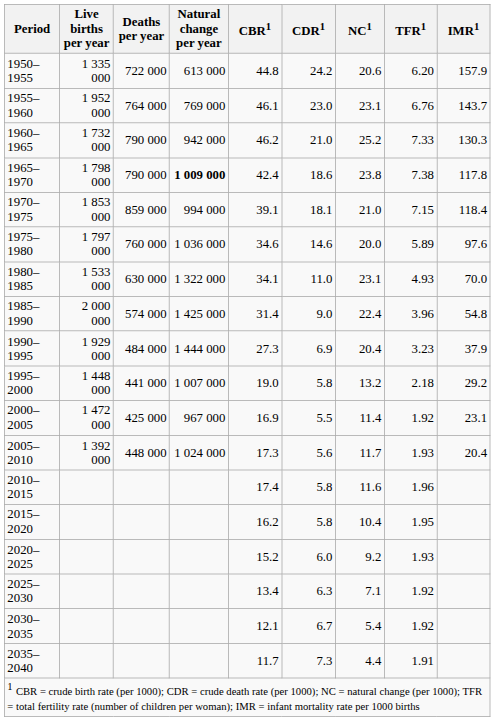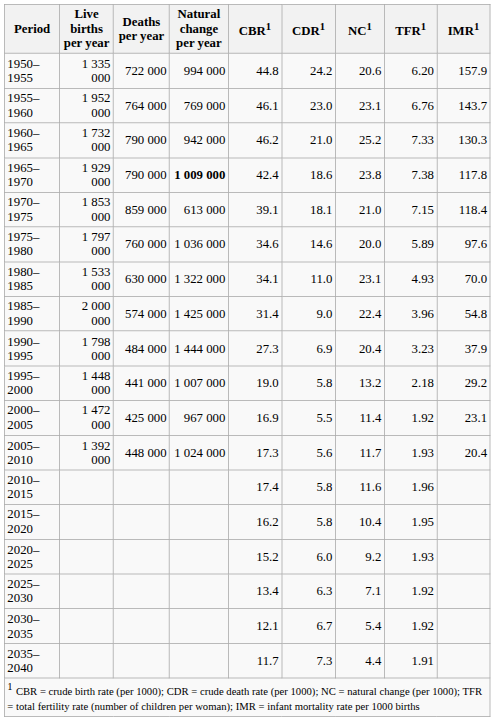(205, 70) 613 000 -> (205, 70) 994 000
(96, 175) 1 798 000 -> (96, 175) 1 929 000
(205, 209) 994 000 -> (205, 209) 613 000
(96, 348) 1 929 000 -> (96, 348) 1 798 000
